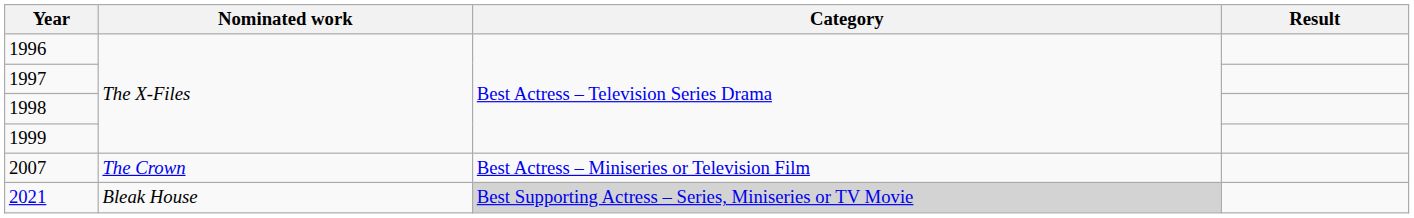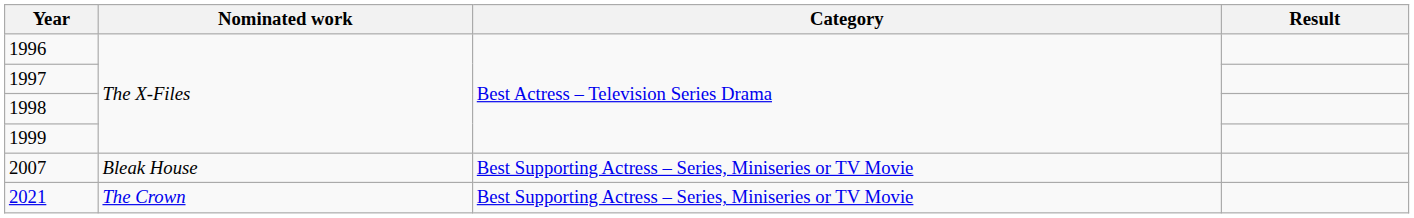(144, 167) The Crown -> (150, 167) Bleak House
(643, 167) Best Actress – Miniseries or Television Film -> (695, 167) Best Supporting Actress – Series, Miniseries or TV Movie
(150, 197) Bleak House -> (144, 197) The Crown
(695, 197) lightgrey background -> (695, 197) no background
